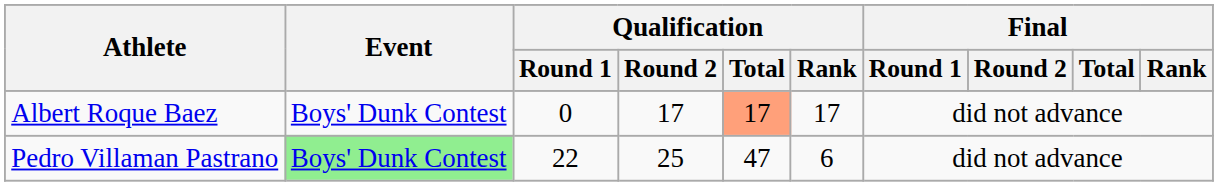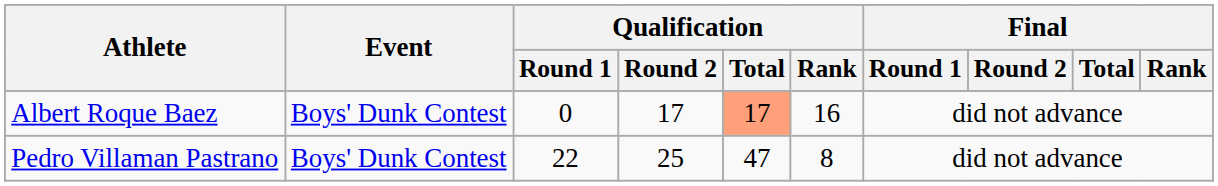(827, 113) 17 -> (827, 113) 16
(399, 157) lightgreen background -> (399, 157) no background
(827, 157) 6 -> (827, 157) 8
